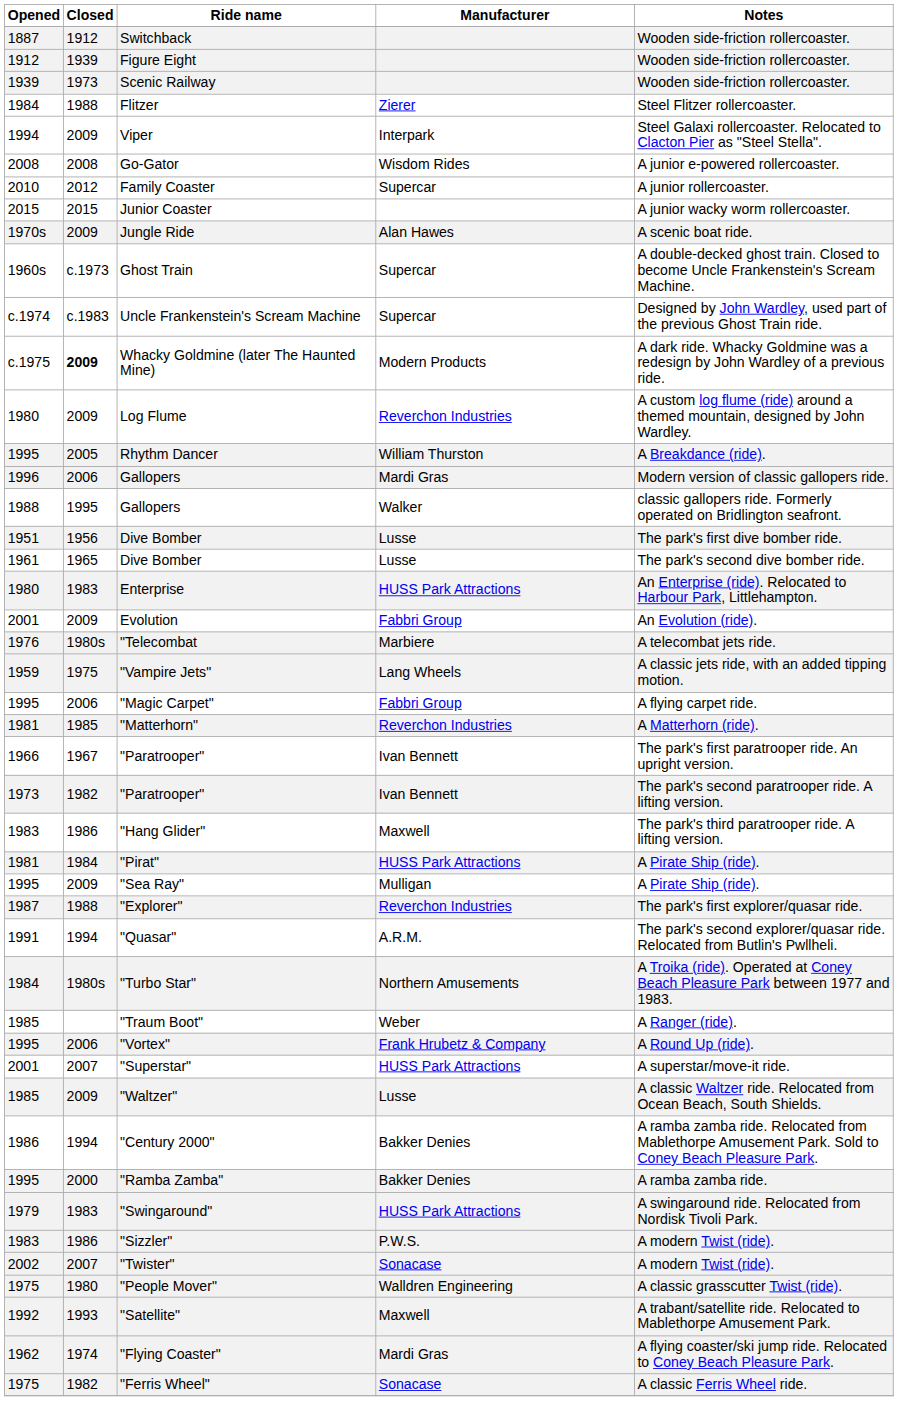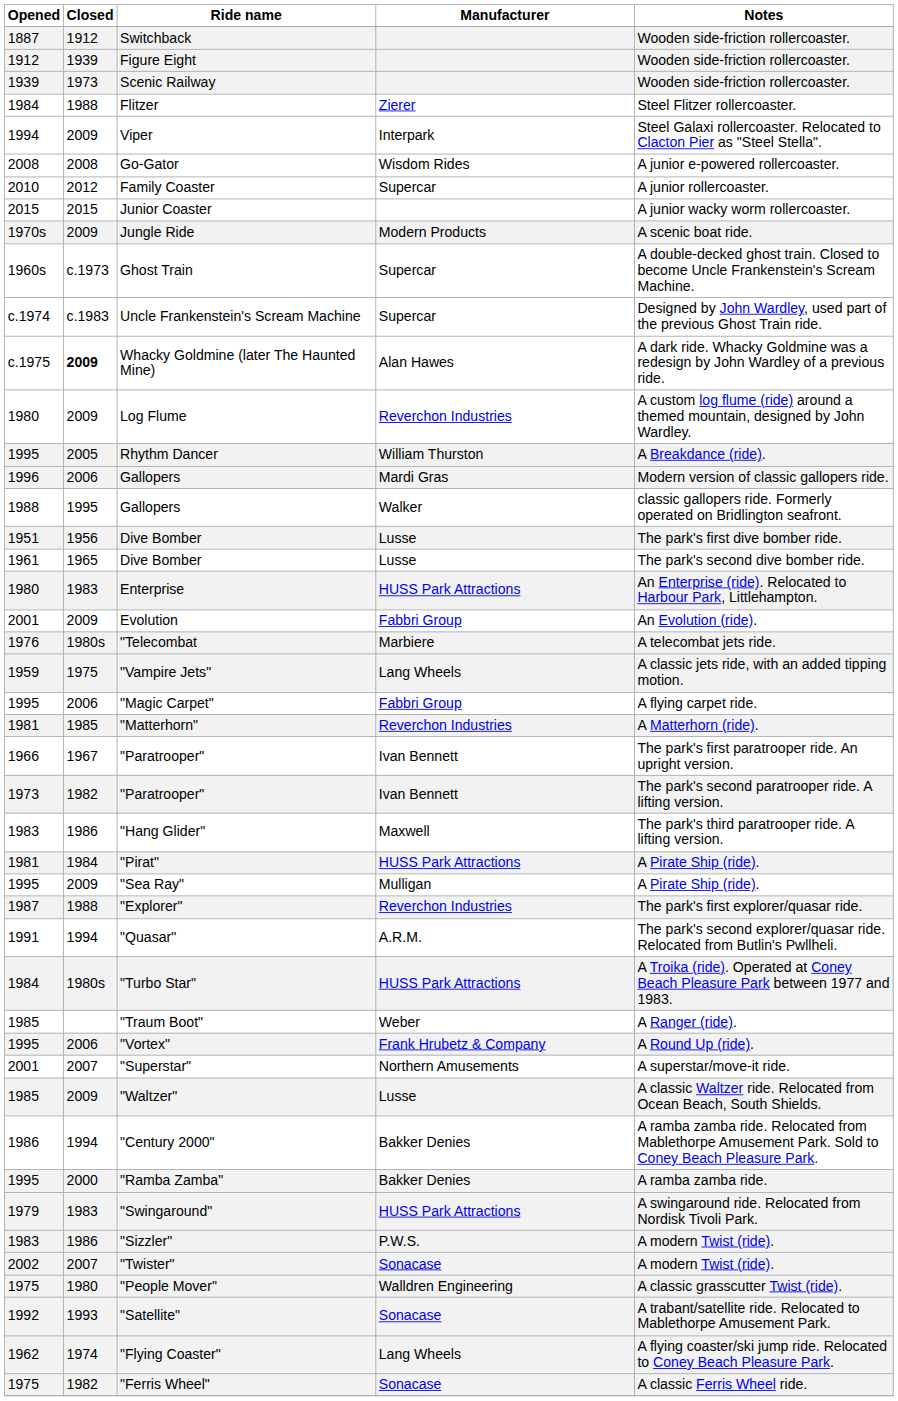(416, 232) Alan Hawes -> (432, 232) Modern Products
(432, 362) Modern Products -> (416, 362) Alan Hawes
(449, 983) Northern Amusements -> (450, 983) HUSS Park Attractions
(450, 1066) HUSS Park Attractions -> (449, 1066) Northern Amusements
(404, 1316) Maxwell -> (410, 1316) Sonacase
(414, 1354) Mardi Gras -> (420, 1354) Lang Wheels
